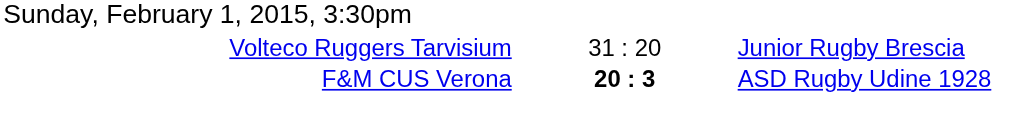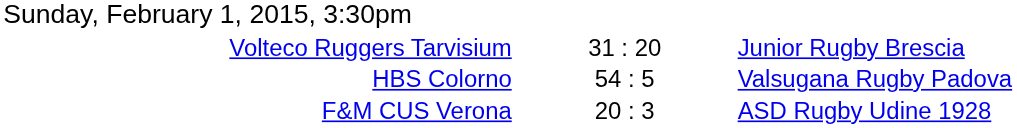+ row: (442, 79)
(625, 79) bold -> (625, 111) normal
